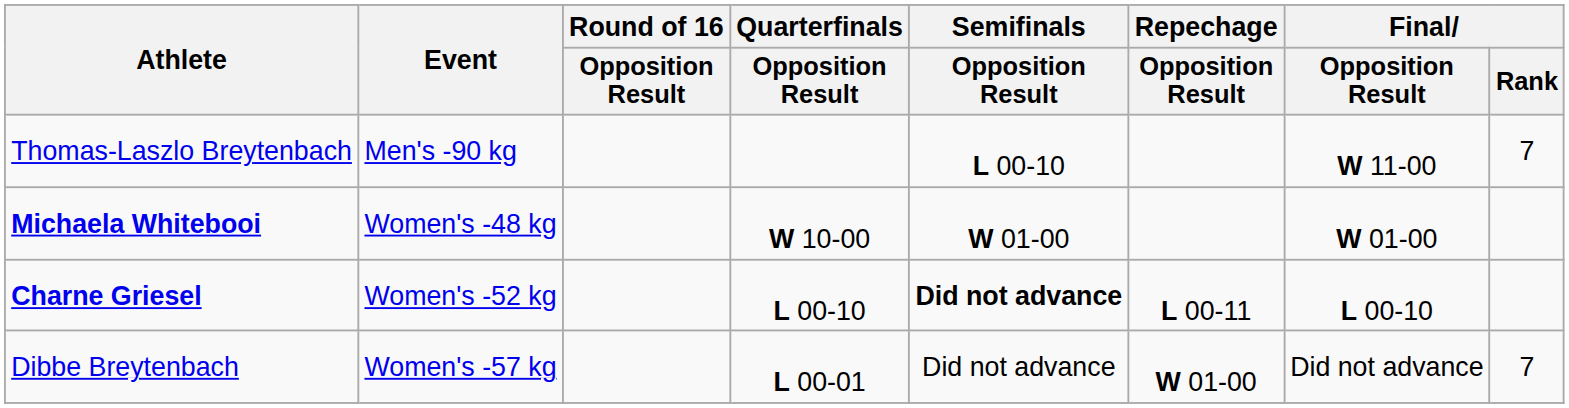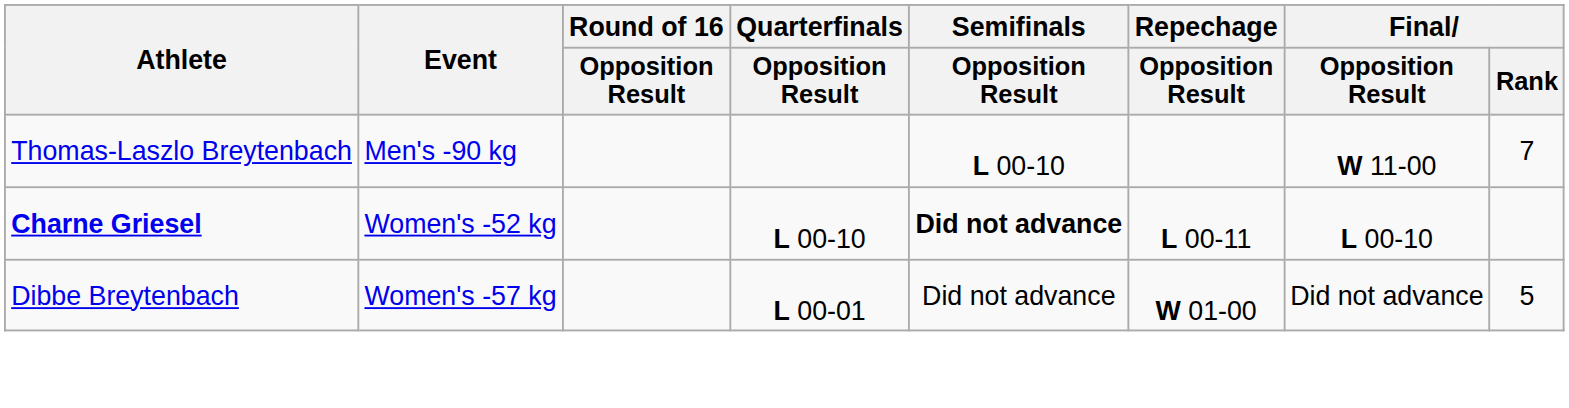- row: (136, 224)
(1527, 368) 7 -> (1527, 296) 5
